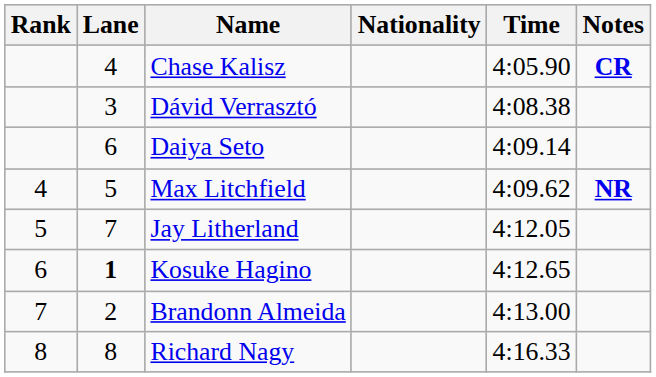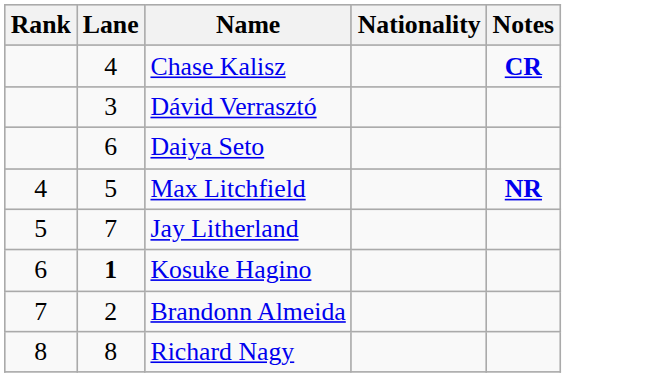- column: (532, 24)
